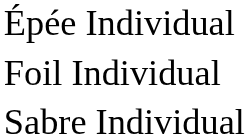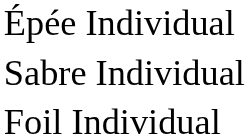rows swapped: (112, 72) <-> (124, 122)
